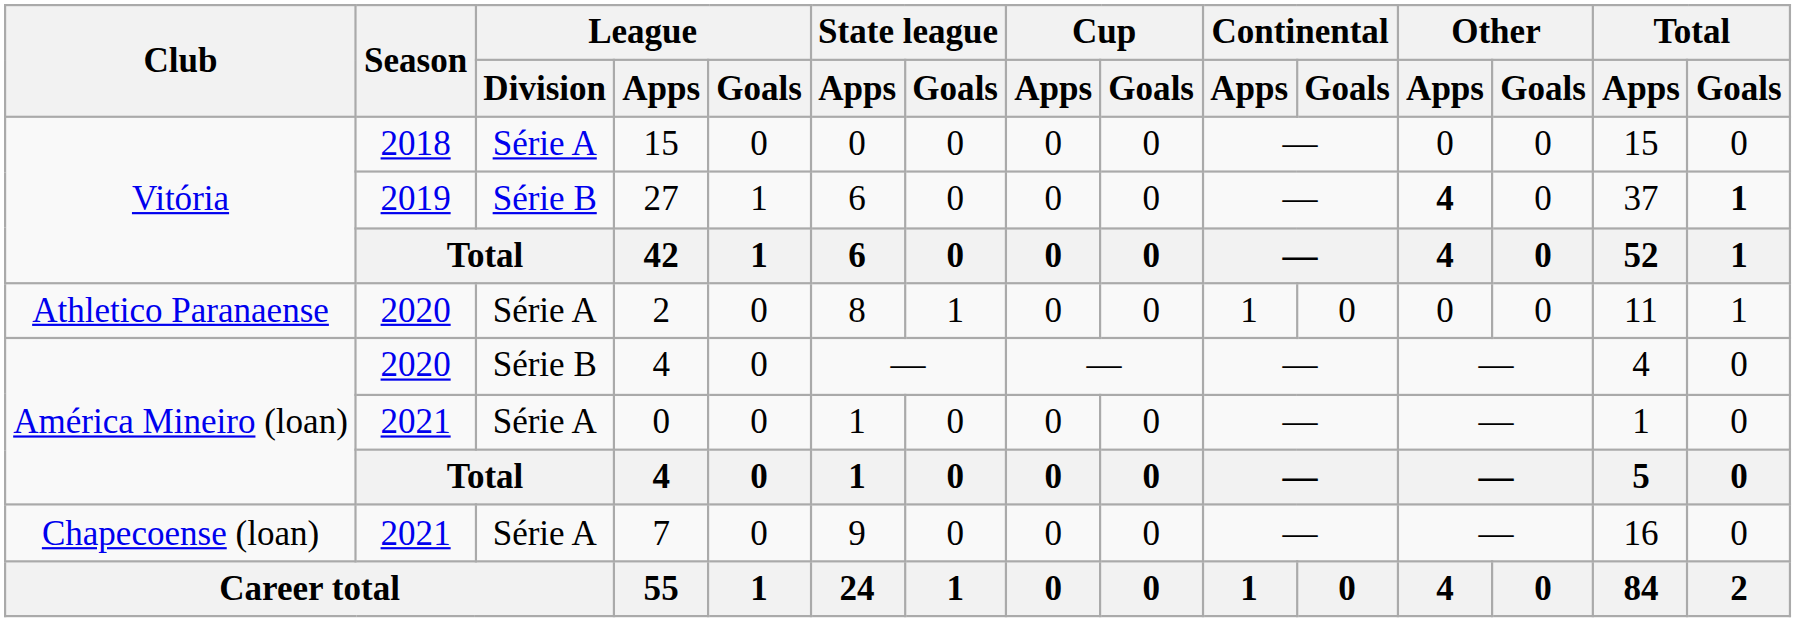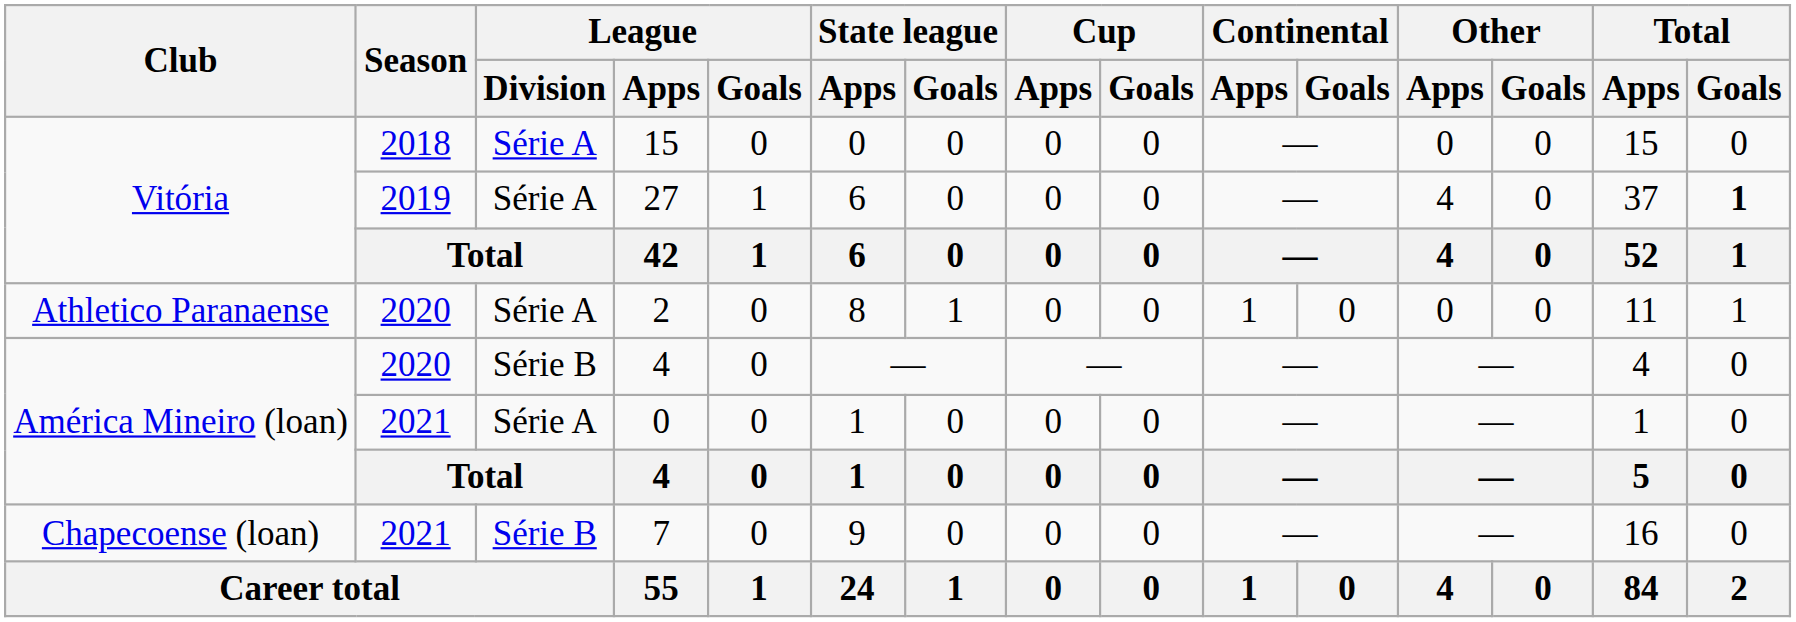(545, 198) Série B -> (545, 198) Série A
(1445, 198) bold -> (1445, 198) normal
(545, 532) Série A -> (545, 532) Série B
